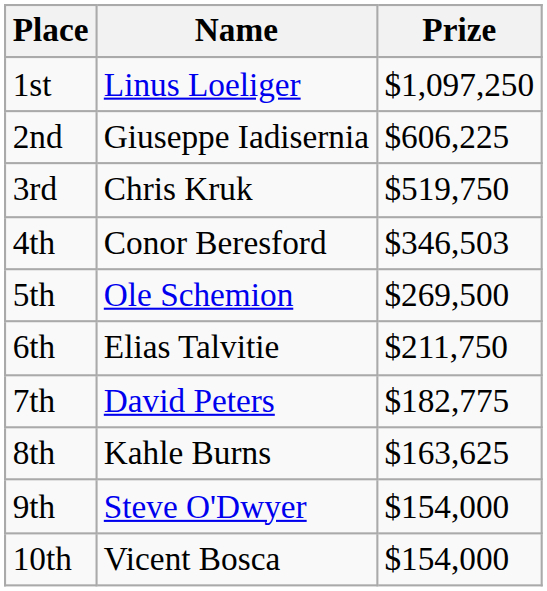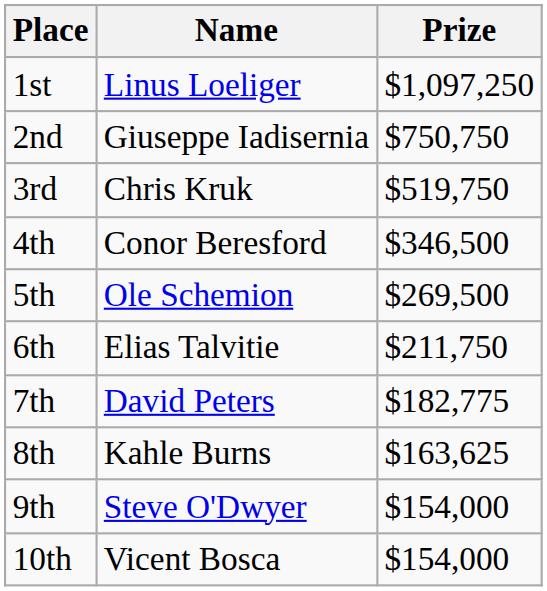(447, 136) $606,225 -> (447, 136) $750,750
(447, 242) $346,503 -> (447, 242) $346,500
